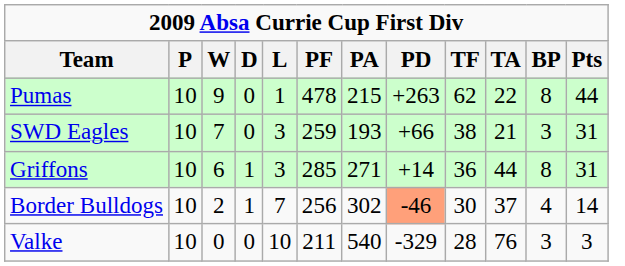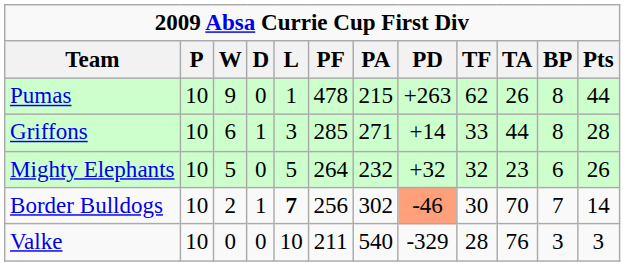(506, 95) 22 -> (517, 95) 26
- row: (69, 132)
(465, 168) 36 -> (477, 132) 33
(587, 168) 31 -> (598, 132) 28
+ row: (92, 168)
(280, 205) normal -> (291, 205) bold
(506, 205) 37 -> (517, 205) 70
(546, 205) 4 -> (558, 205) 7
